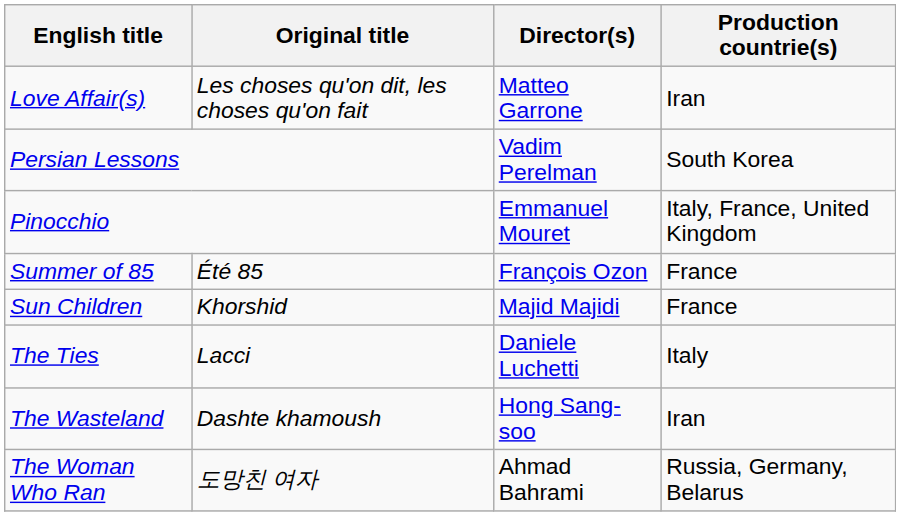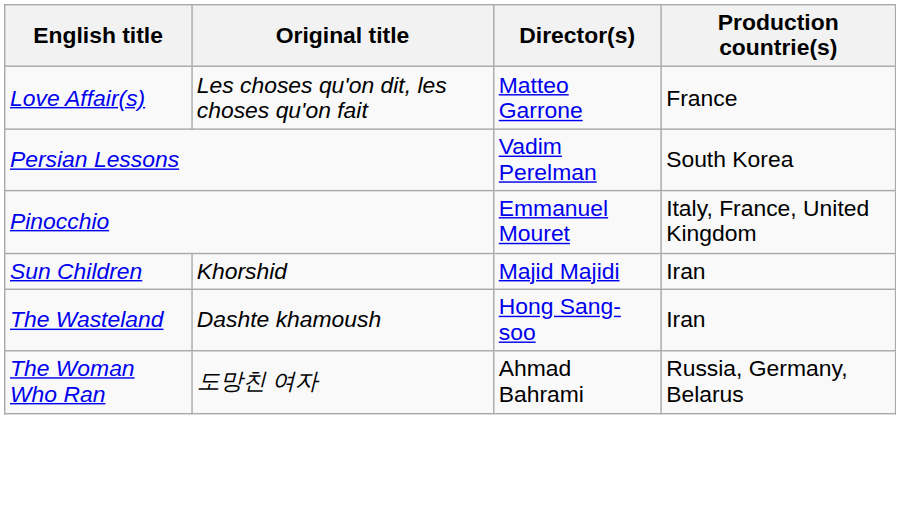(686, 97) Iran -> (702, 97) France
- row: (82, 270)
(702, 307) France -> (686, 270) Iran
- row: (54, 356)
